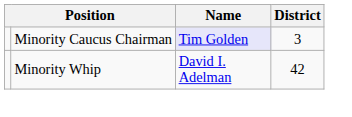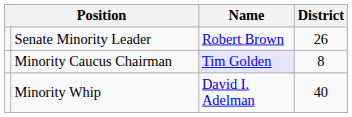+ row: (83, 38)
(298, 38) 3 -> (321, 61) 8
(298, 69) 42 -> (321, 92) 40
